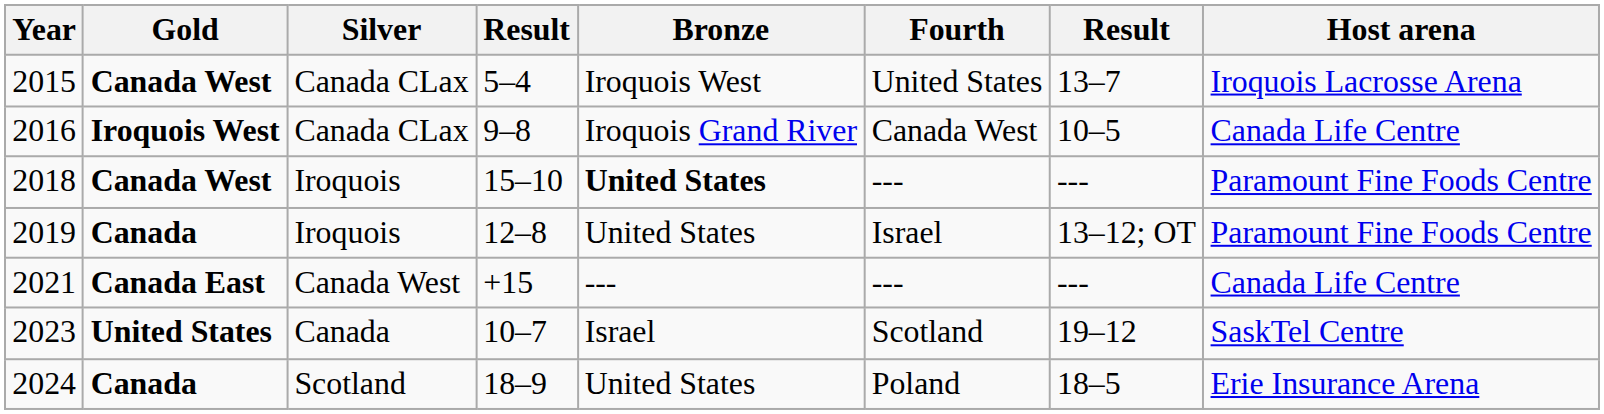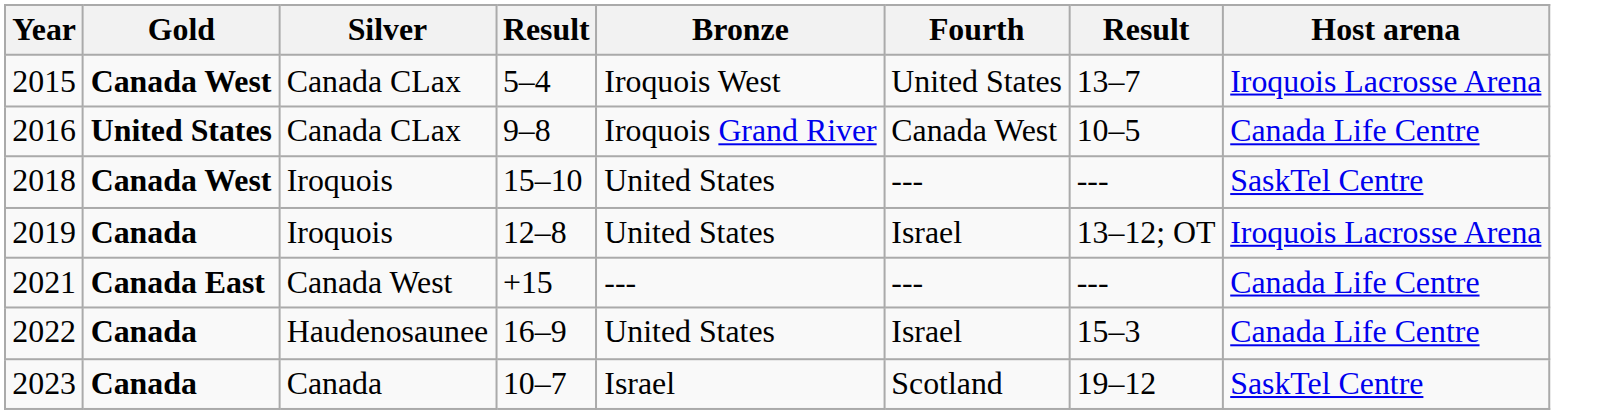(185, 130) Iroquois West -> (181, 130) United States
(675, 181) bold -> (690, 181) normal
(1401, 181) Paramount Fine Foods Centre -> (1327, 181) SaskTel Centre
(1401, 231) Paramount Fine Foods Centre -> (1386, 231) Iroquois Lacrosse Arena
+ row: (44, 332)
(181, 332) United States -> (144, 383) Canada
- row: (44, 383)
